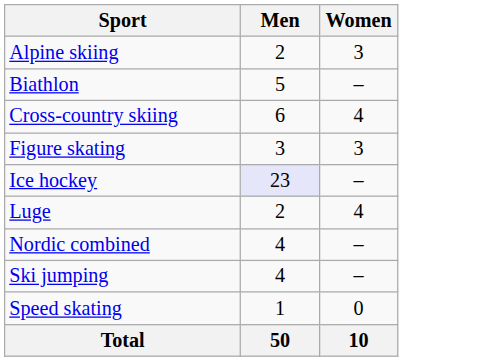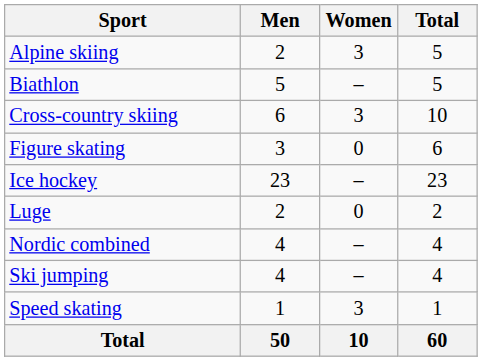+ column: (437, 20)
(359, 116) 4 -> (359, 116) 3
(359, 148) 3 -> (359, 148) 0
(280, 180) lavender background -> (280, 180) no background
(359, 212) 4 -> (359, 212) 0
(359, 308) 0 -> (359, 308) 3
